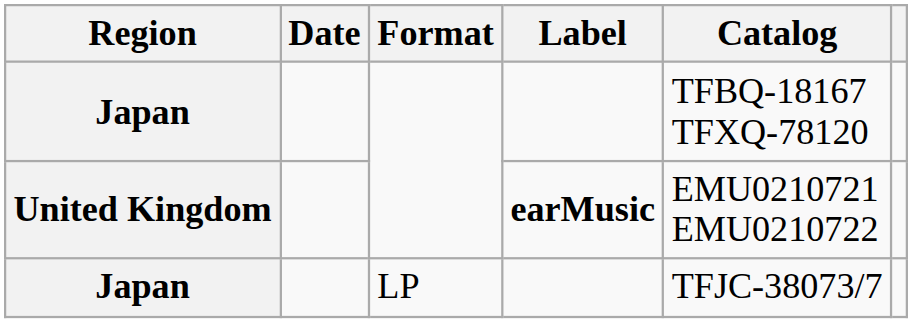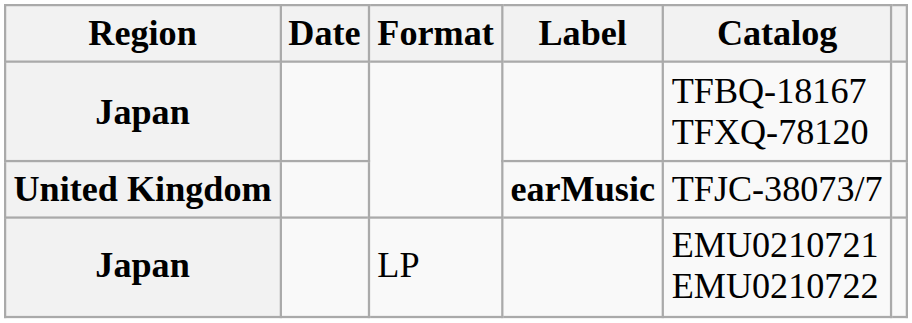(775, 208) EMU0210721 EMU0210722 -> (777, 188) TFJC-38073/7
(777, 286) TFJC-38073/7 -> (775, 266) EMU0210721 EMU0210722
